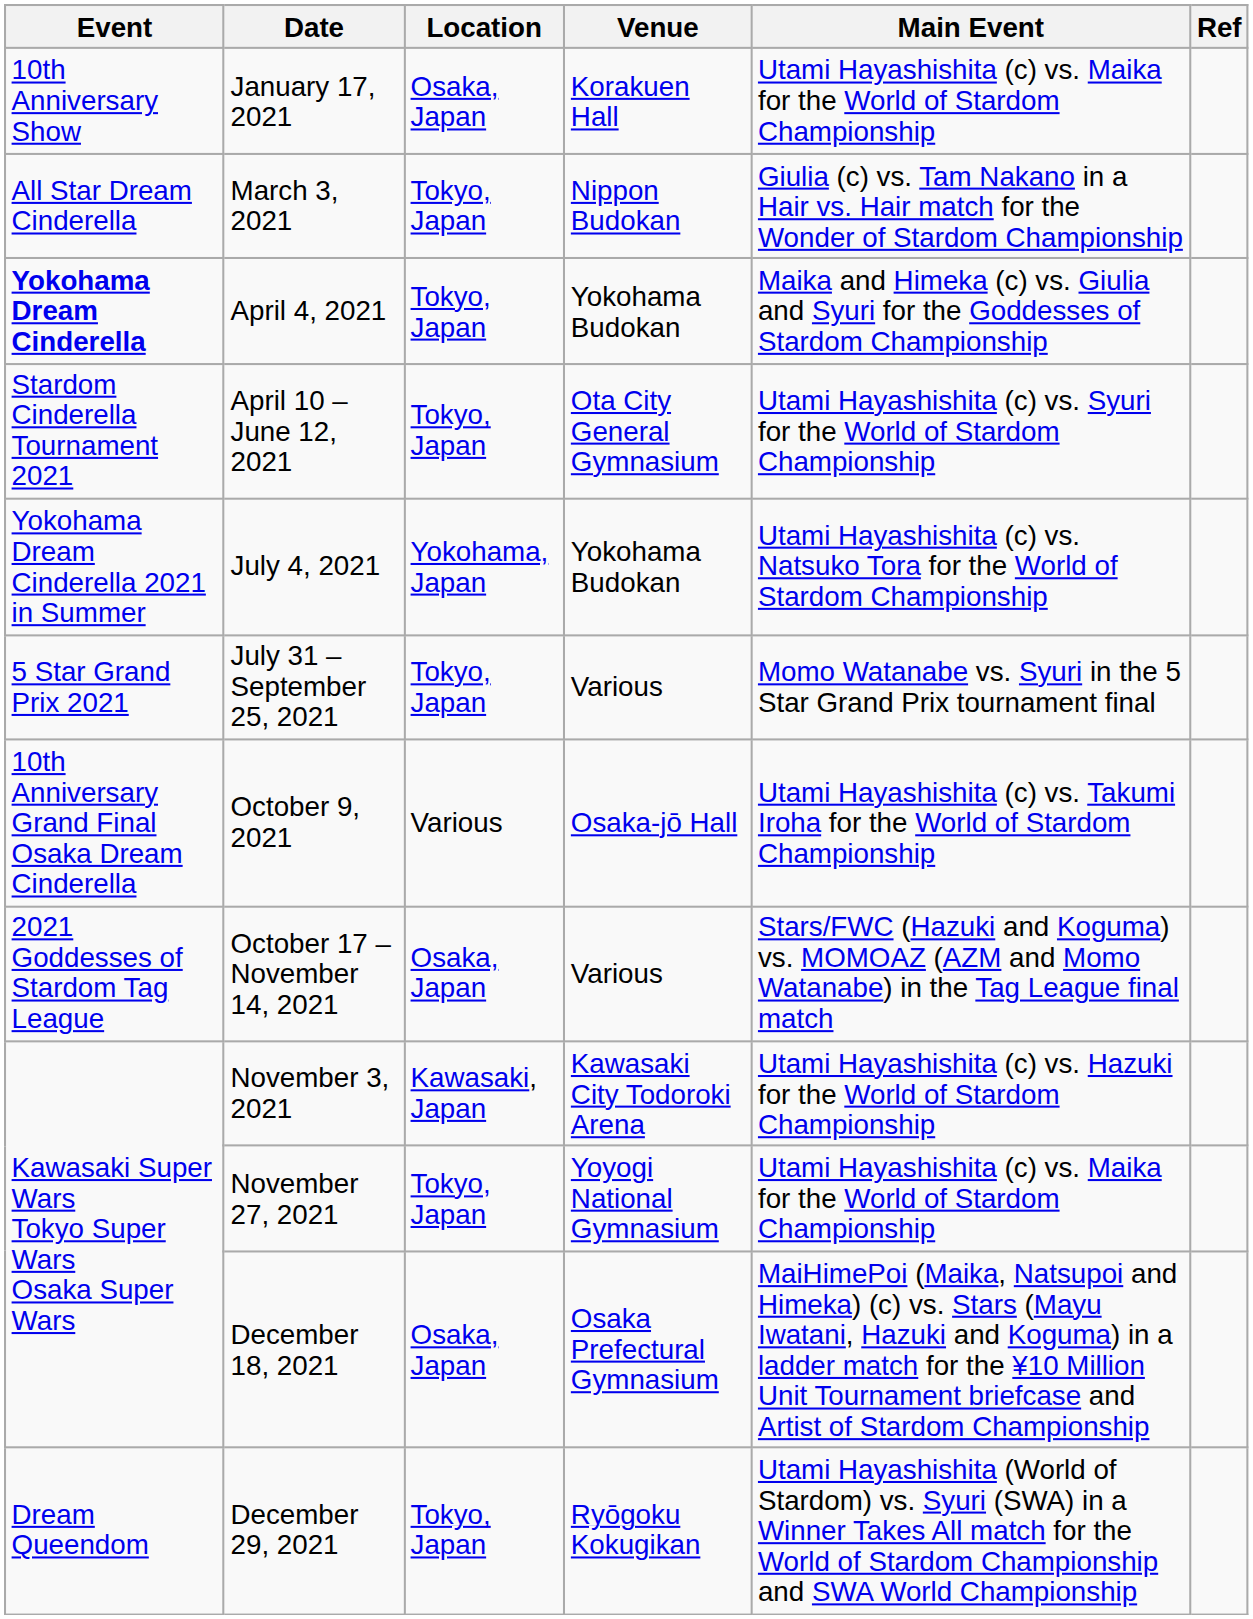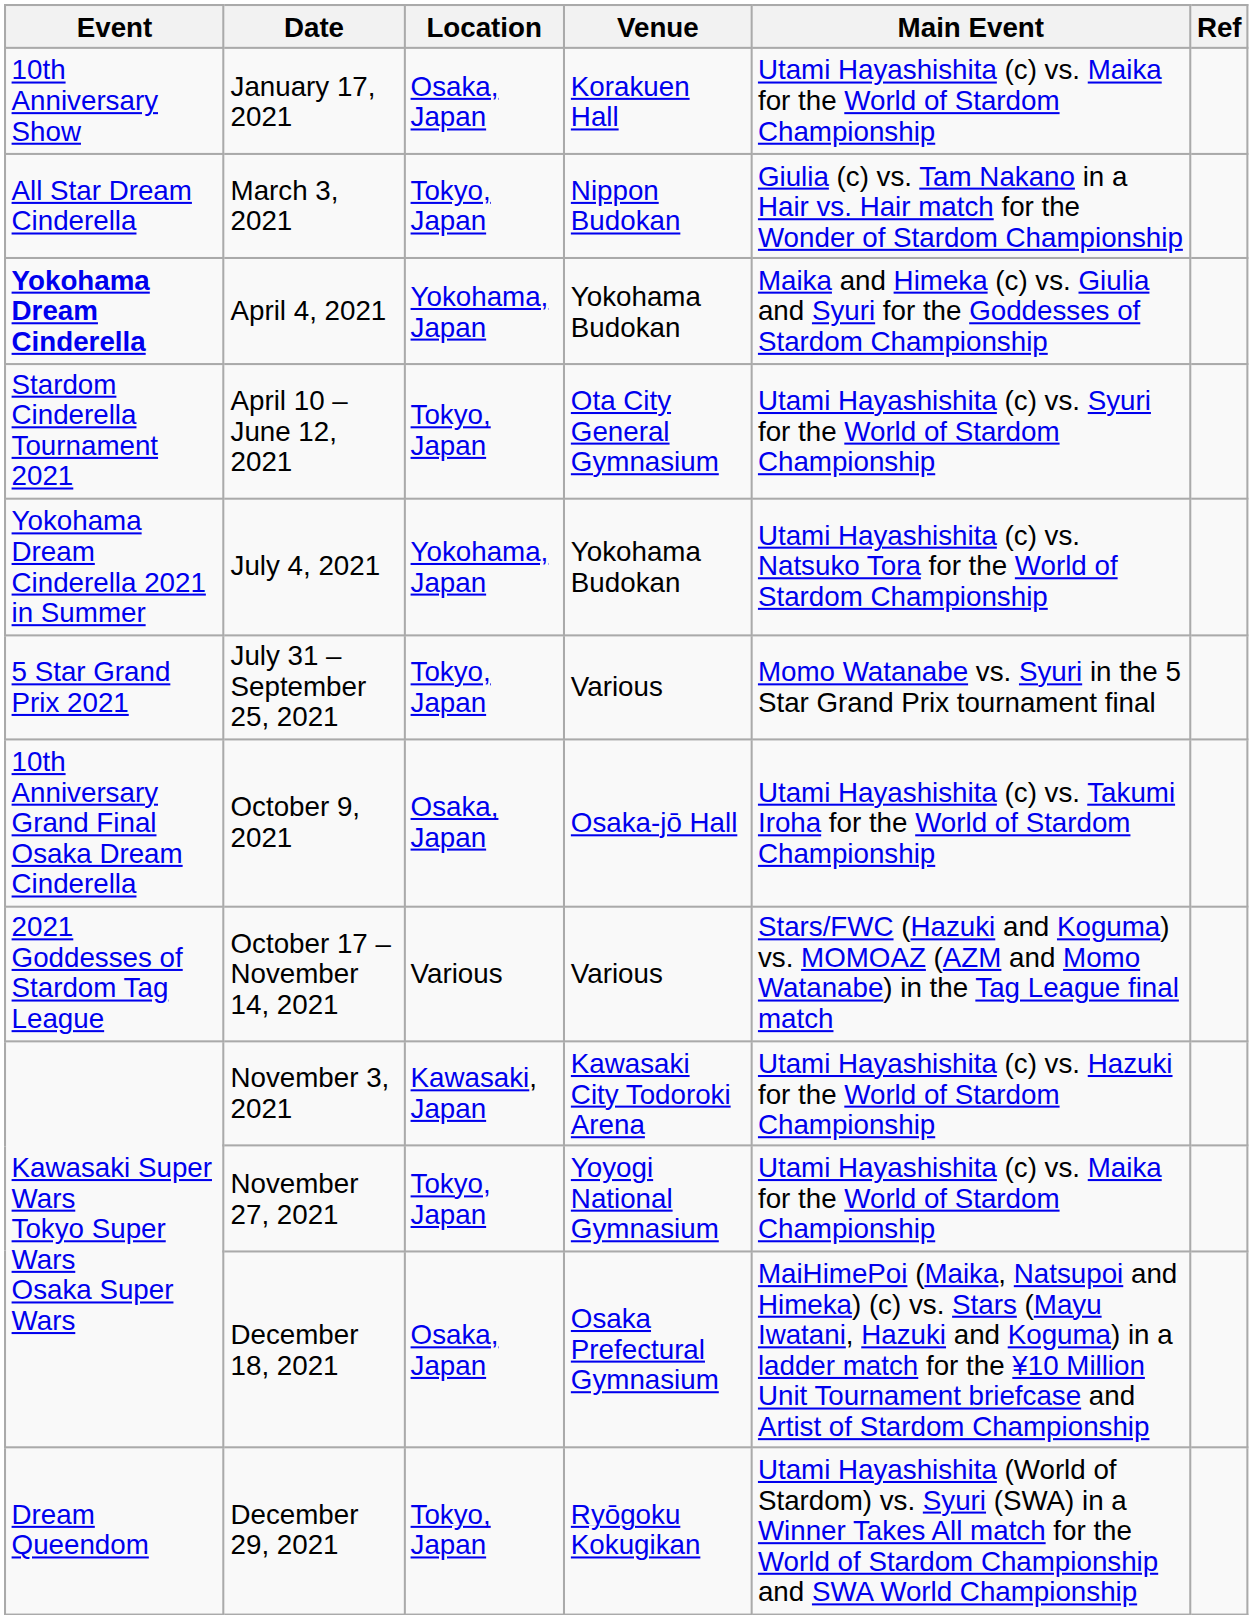(451, 311) Tokyo, Japan -> (479, 311) Yokohama, Japan
(457, 822) Various -> (455, 822) Osaka, Japan
(455, 973) Osaka, Japan -> (457, 973) Various
